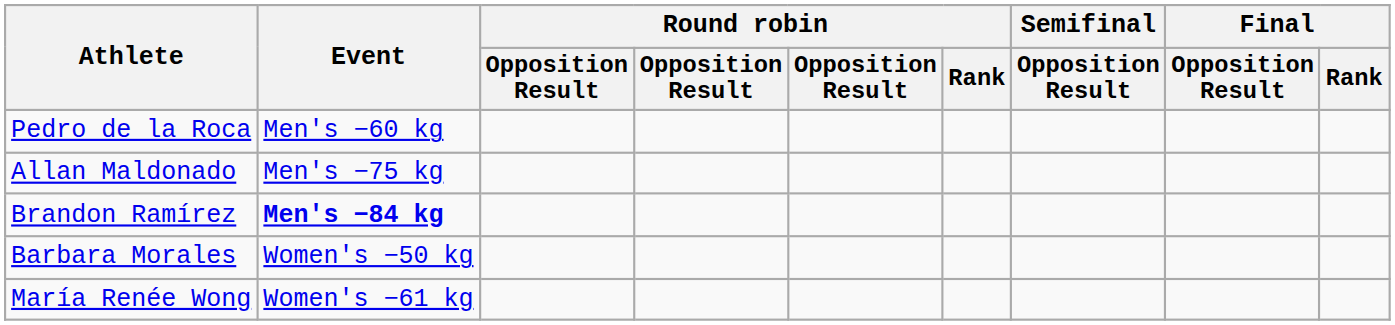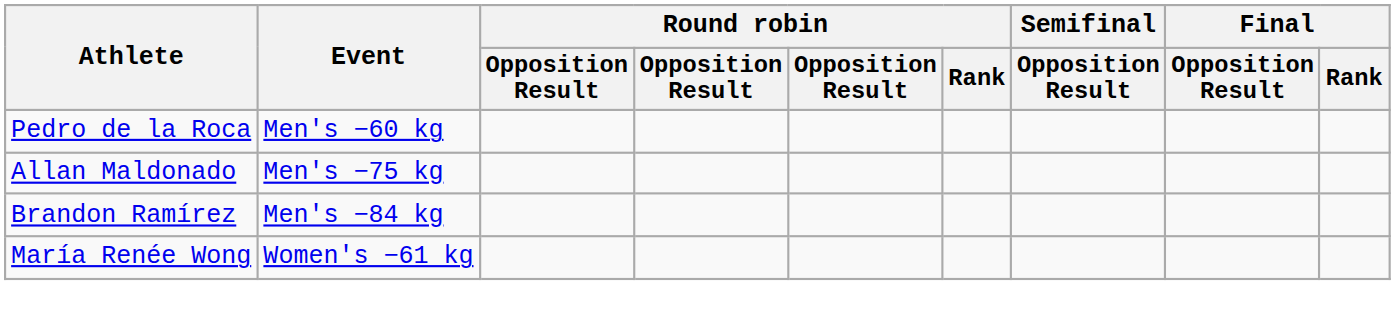(353, 215) bold -> (353, 215) normal
- row: (124, 257)
